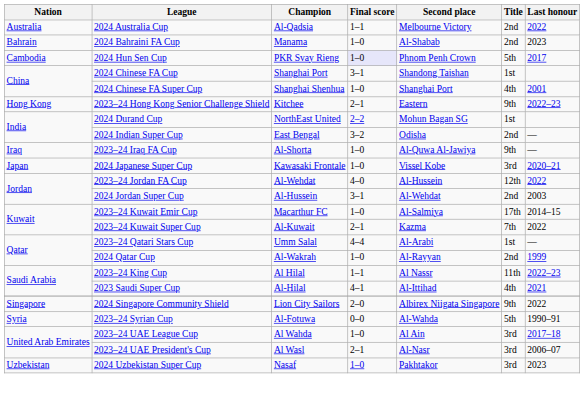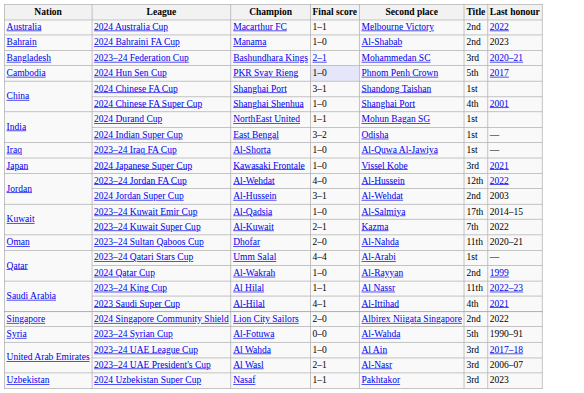(293, 27) Al-Qadsia -> (260, 27) Macarthur FC
+ row: (141, 58)
- row: (182, 104)
(357, 119) 2–2 -> (320, 119) 1–1
(511, 135) 2nd -> (472, 135) 1st
(510, 150) 9th -> (472, 150) 1st
(544, 165) 2020–21 -> (499, 165) 2021
(301, 211) Macarthur FC -> (253, 211) Al-Qadsia
+ row: (149, 242)
(510, 304) 9th -> (474, 319) 2nd
(357, 365) 1–0 -> (320, 380) 1–1
